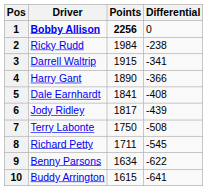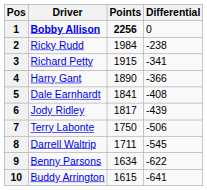(63, 62) Darrell Waltrip -> (62, 62) Richard Petty
(156, 128) -508 -> (156, 128) -506
(62, 144) Richard Petty -> (63, 144) Darrell Waltrip
